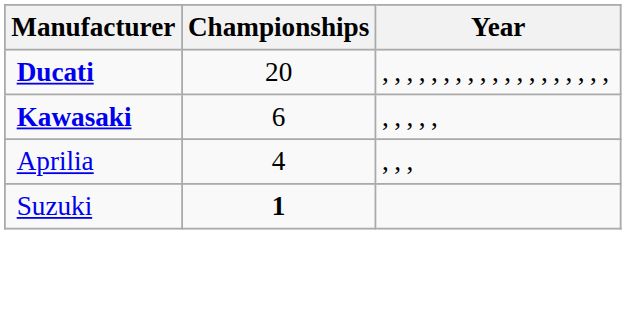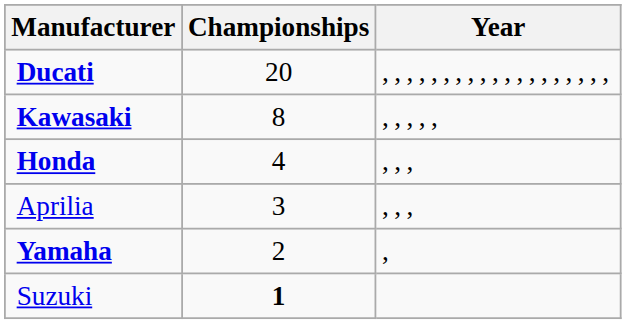(279, 116) 6 -> (279, 116) 8
+ row: (53, 161)
(279, 161) 4 -> (279, 206) 3
+ row: (62, 251)
